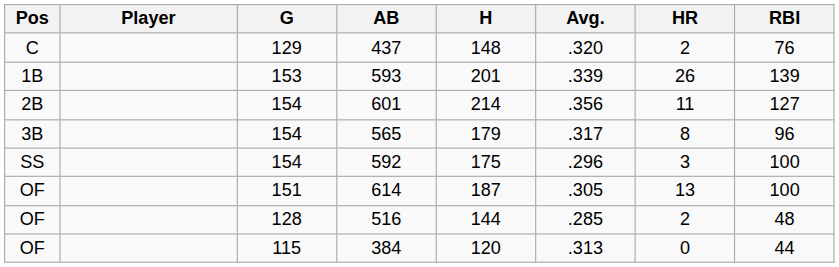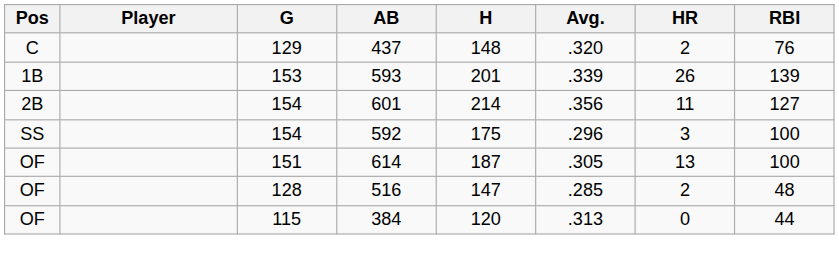- row: (386, 133)
(486, 219) 144 -> (486, 190) 147
